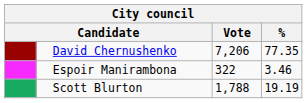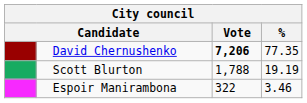(232, 51) normal -> (232, 51) bold
rows swapped: (91, 88) <-> (108, 70)
